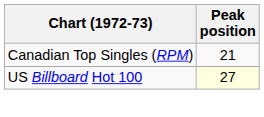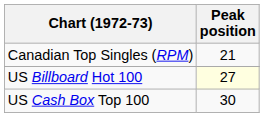+ row: (78, 100)
